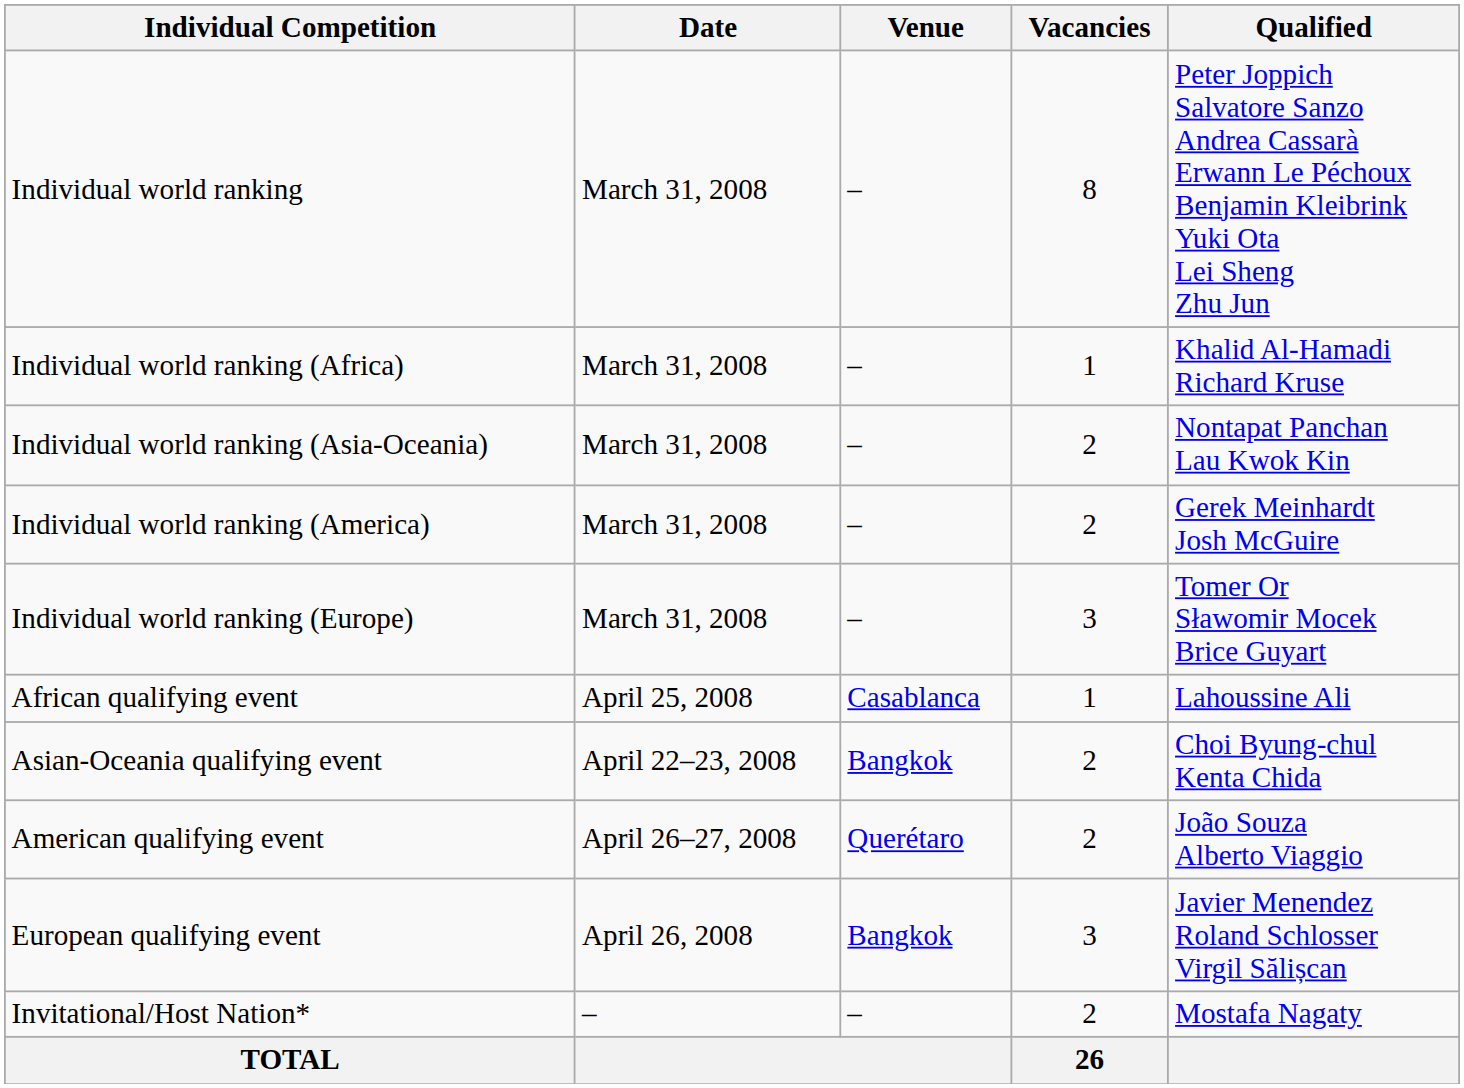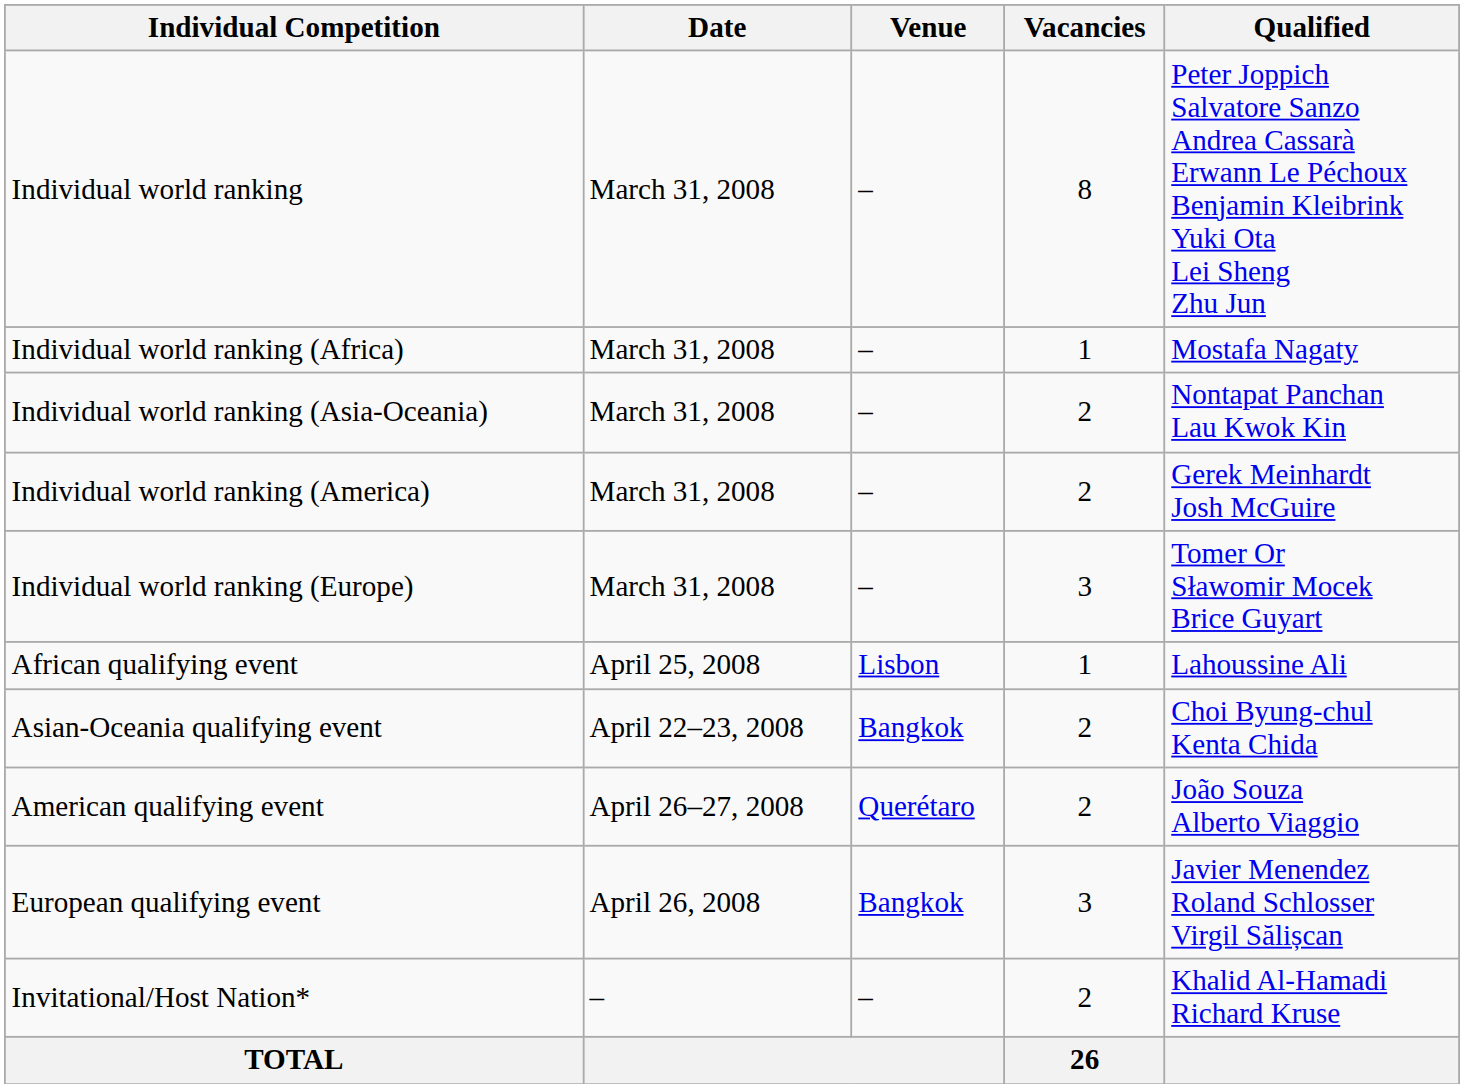(1283, 365) Khalid Al-Hamadi Richard Kruse -> (1265, 349) Mostafa Nagaty
(914, 697) Casablanca -> (899, 665) Lisbon
(1268, 1013) Mostafa Nagaty -> (1279, 997) Khalid Al-Hamadi Richard Kruse
